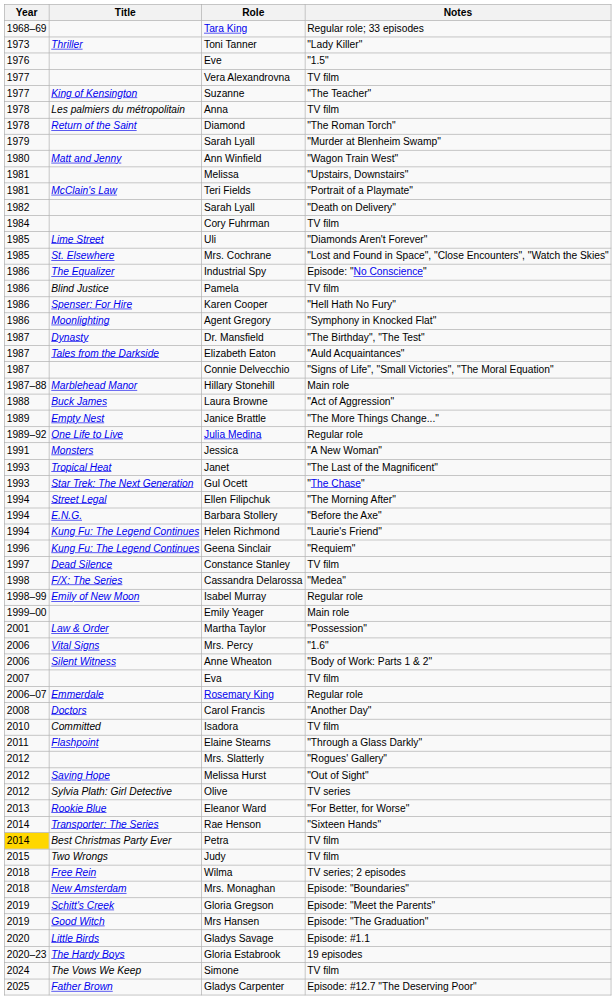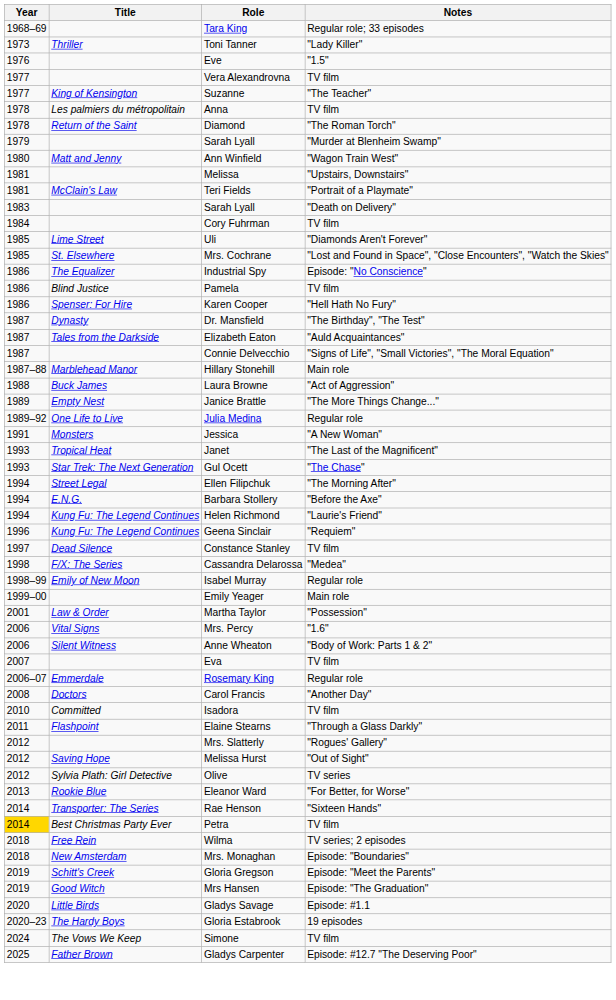(18, 207) 1982 -> (18, 207) 1983
- row: (237, 321)
- row: (215, 857)
